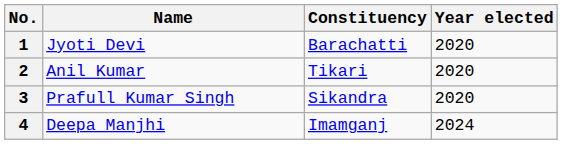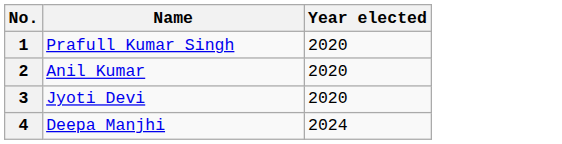- column: (367, 18)
(96, 45) Jyoti Devi -> (140, 45) Prafull Kumar Singh
(140, 99) Prafull Kumar Singh -> (96, 99) Jyoti Devi
